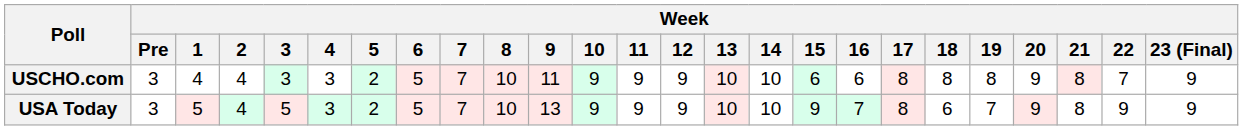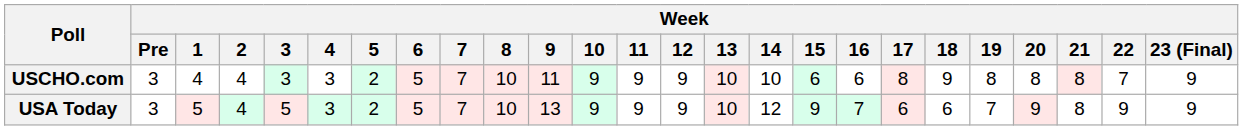(947, 79) 8 -> (947, 79) 9
(1035, 79) 9 -> (1035, 79) 8
(771, 109) 10 -> (771, 109) 12
(903, 109) 8 -> (903, 109) 6
